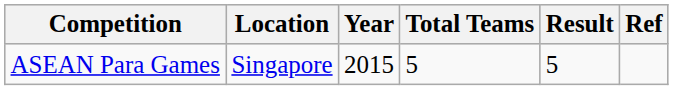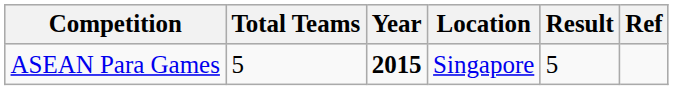columns swapped: (282, 24) <-> (470, 24)
(369, 63) normal -> (397, 63) bold
